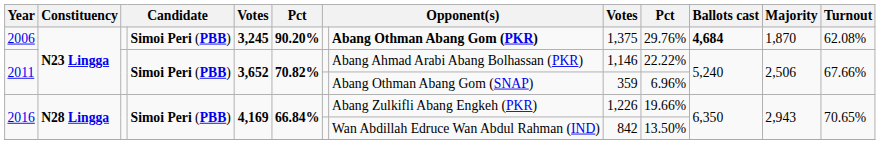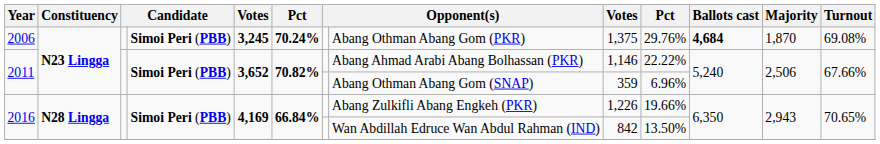(297, 38) 90.20% -> (297, 38) 70.24%
(435, 38) bold -> (429, 38) normal
(845, 38) 62.08% -> (845, 38) 69.08%
